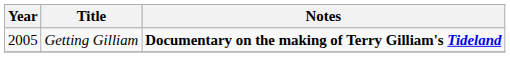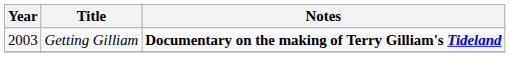(23, 39) 2005 -> (23, 39) 2003
